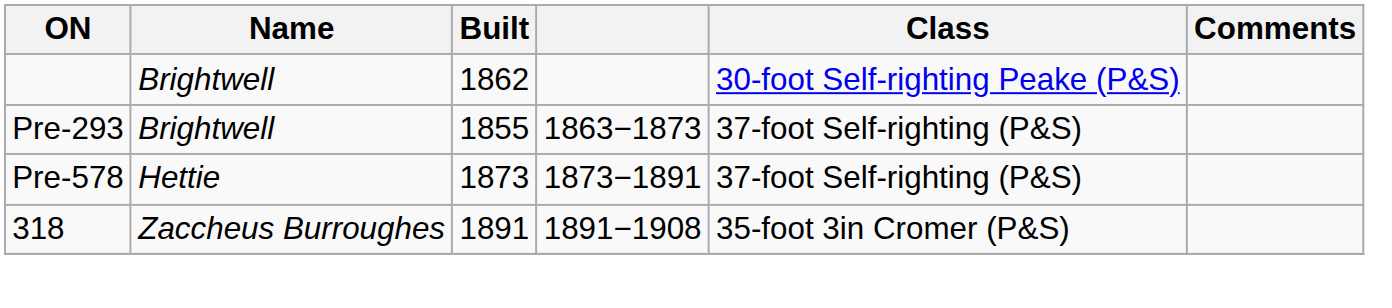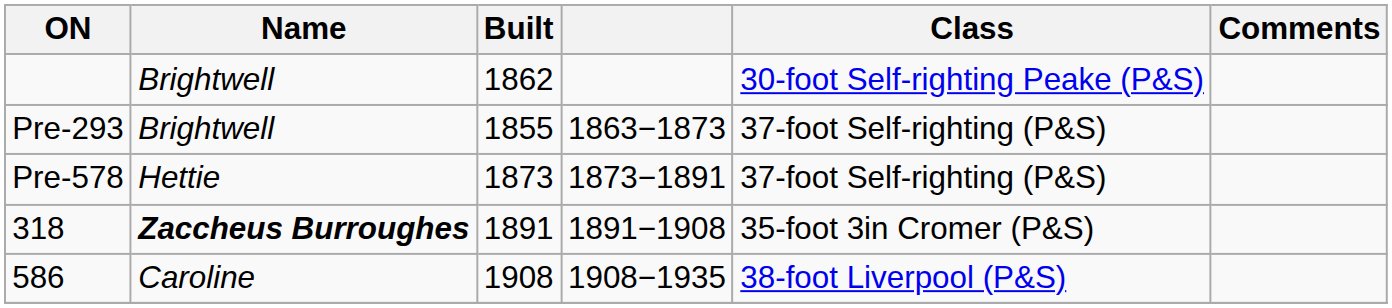(292, 228) normal -> (304, 228) bold
+ row: (38, 278)
